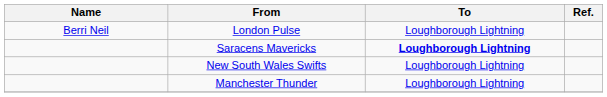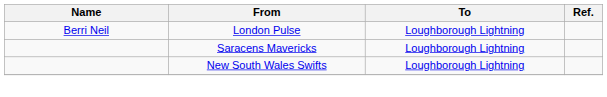(465, 48) bold -> (465, 48) normal
- row: (266, 83)
